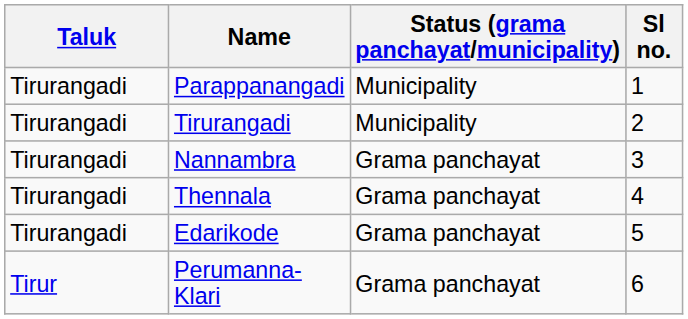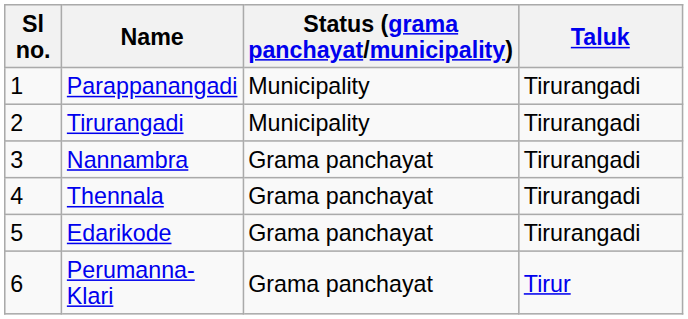columns swapped: (654, 36) <-> (87, 36)
